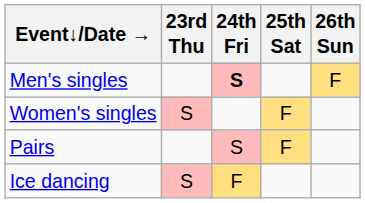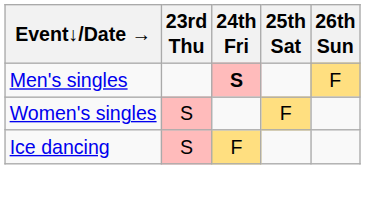- row: (32, 147)
